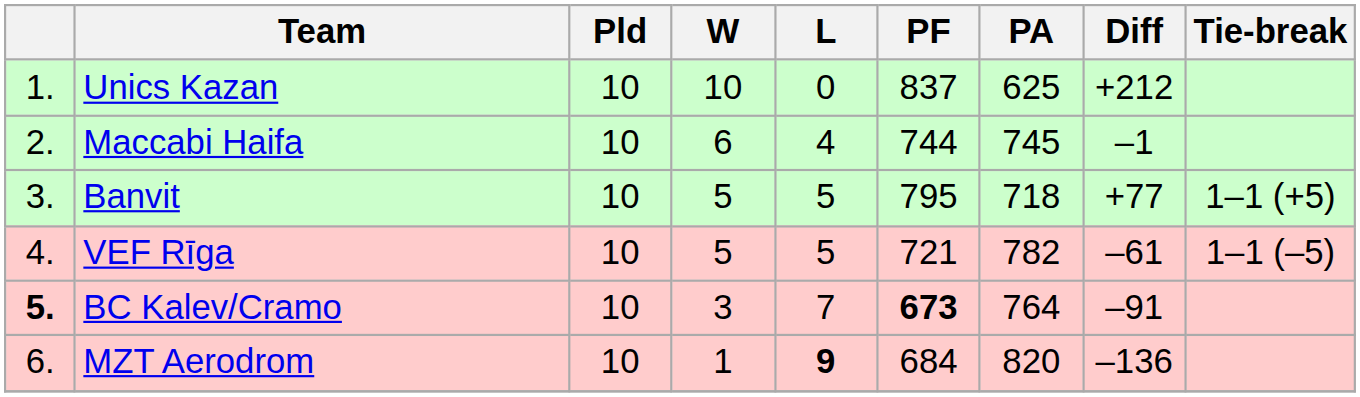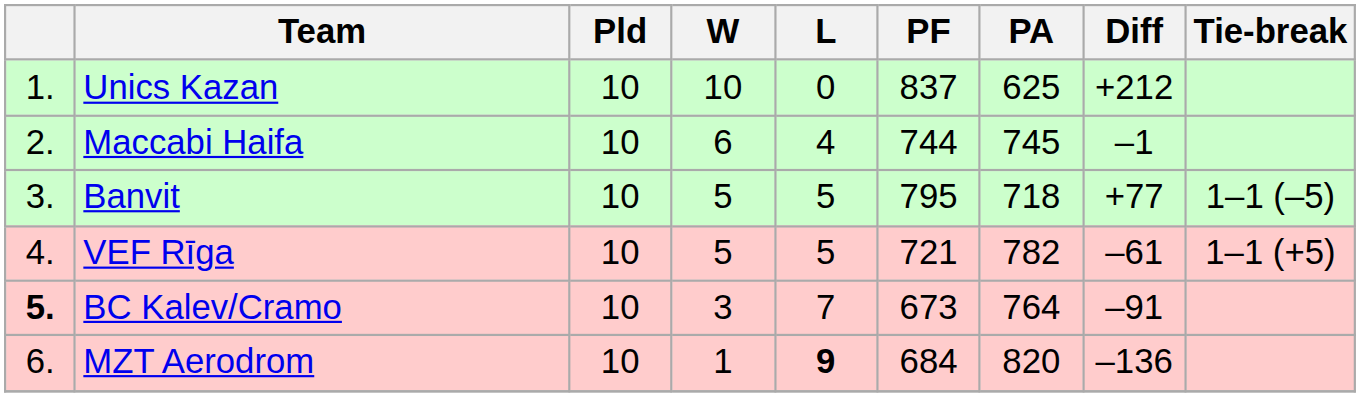(1270, 197) 1–1 (+5) -> (1270, 197) 1–1 (–5)
(1270, 252) 1–1 (–5) -> (1270, 252) 1–1 (+5)
(929, 307) bold -> (929, 307) normal
